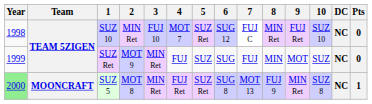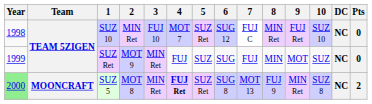(179, 86) normal -> (179, 86) bold
(359, 86) 1 -> (359, 86) 2
